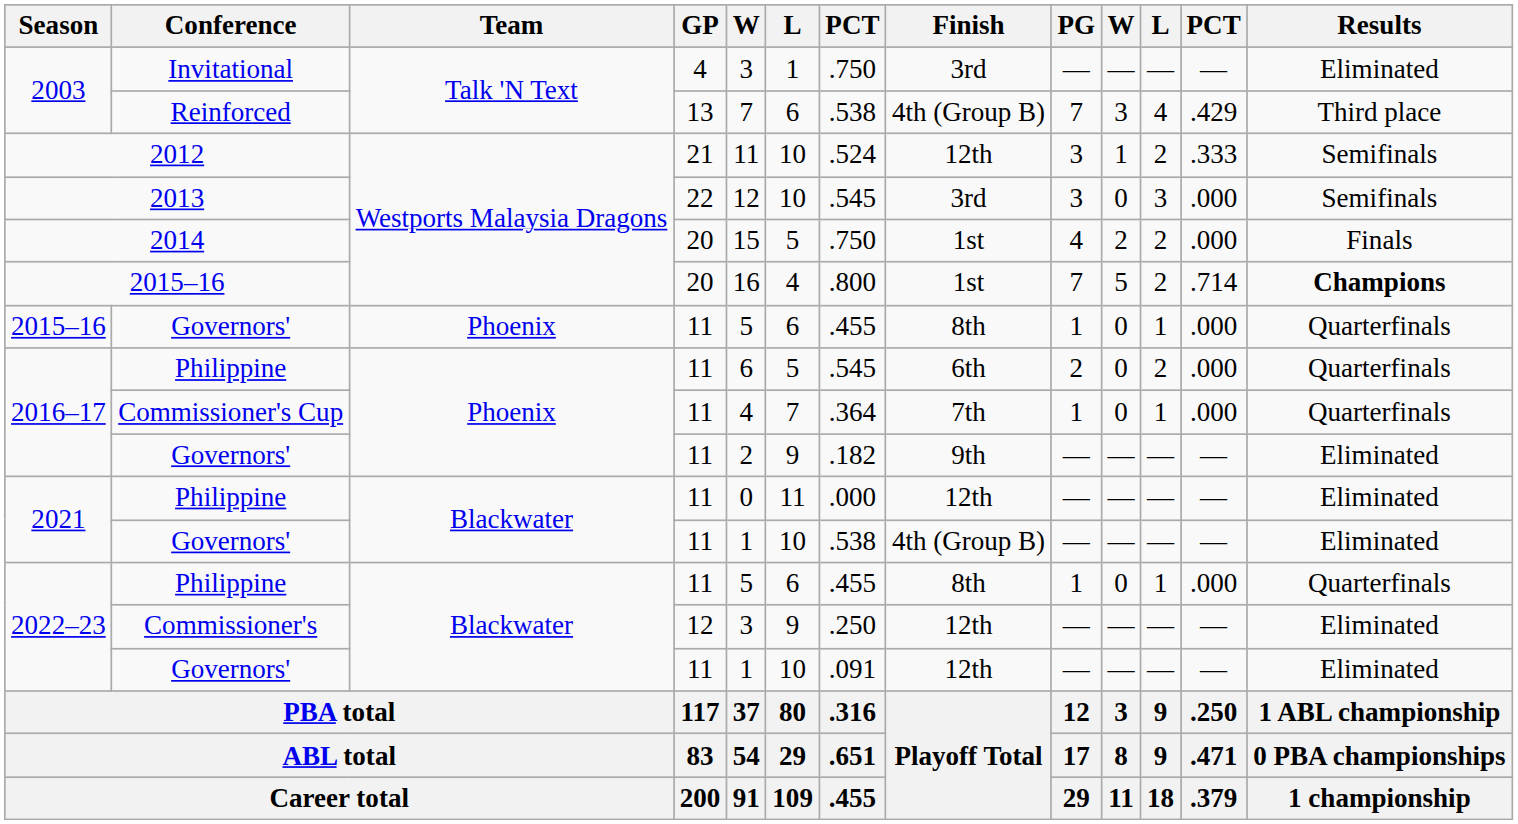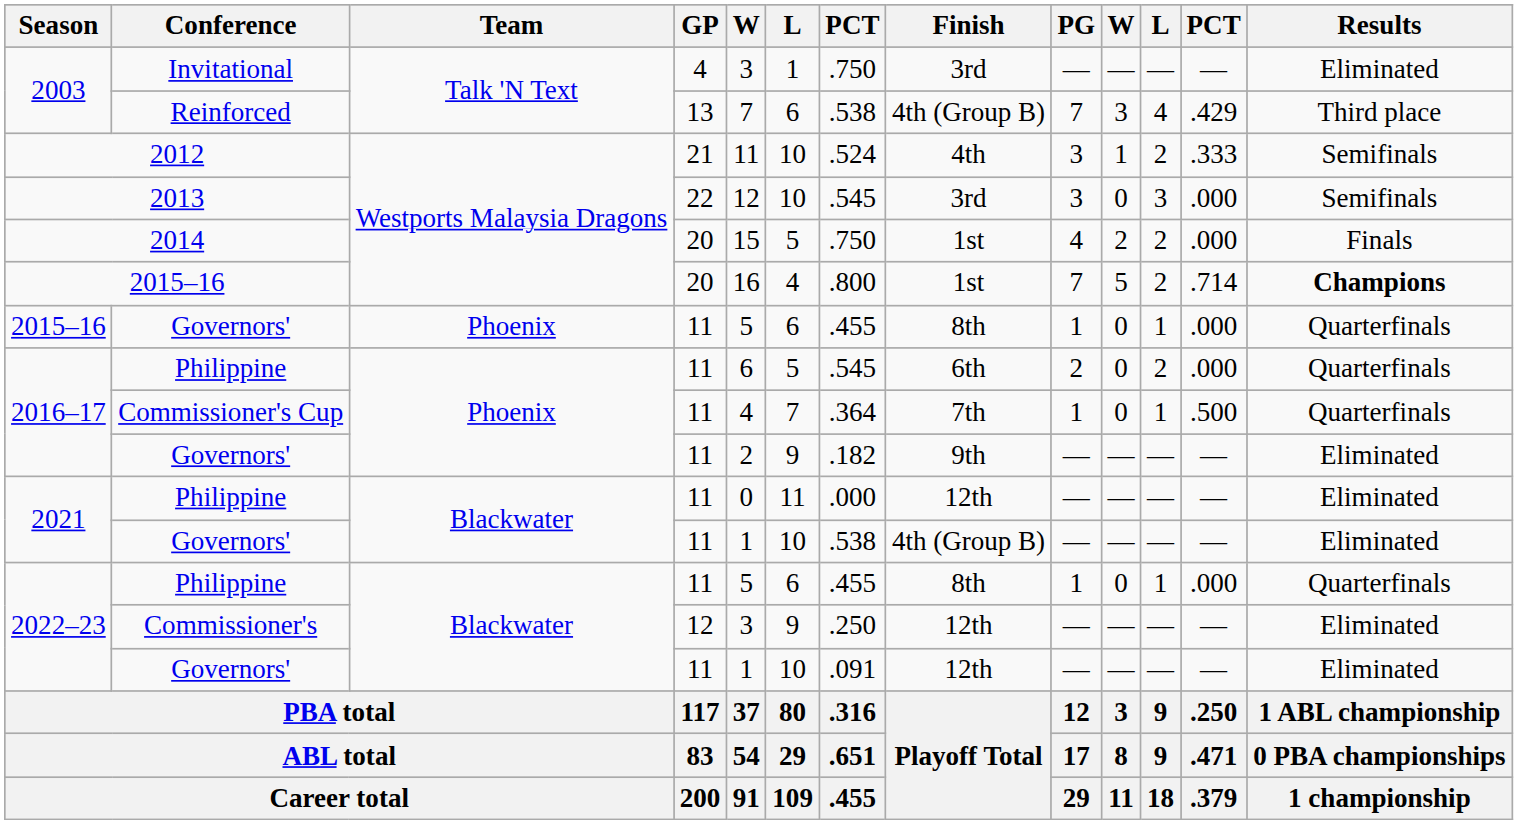(969, 154) 12th -> (969, 154) 4th
(1214, 411) .000 -> (1214, 411) .500
